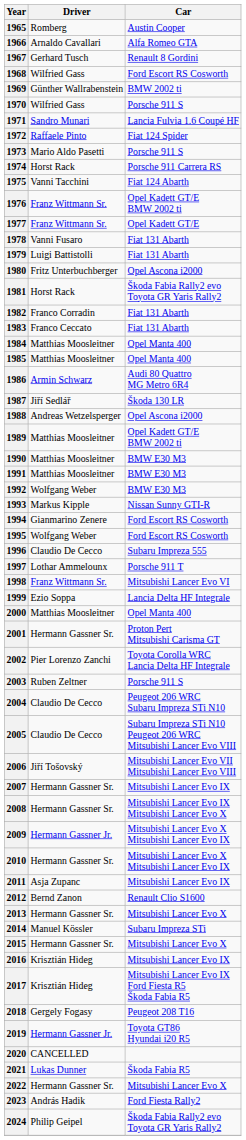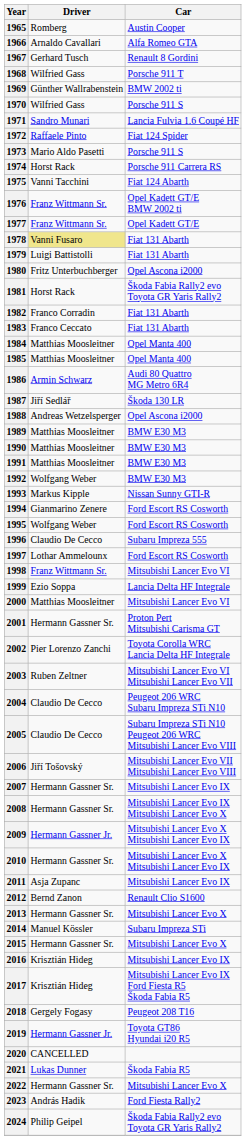(178, 74) Ford Escort RS Cosworth -> (156, 74) Porsche 911 T
(56, 239) no background -> (56, 239) khaki background
(163, 437) Opel Kadett GT/E BMW 2002 ti -> (157, 432) BMW E30 M3
(156, 566) Porsche 911 T -> (178, 555) Ford Escort RS Cosworth
(159, 613) Opel Manta 400 -> (179, 602) Mitsubishi Lancer Evo VI
(155, 681) Porsche 911 S -> (180, 676) Mitsubishi Lancer Evo VI Mitsubishi Lancer Evo VII
